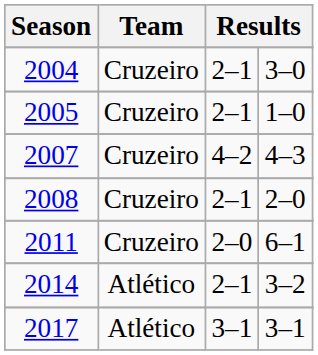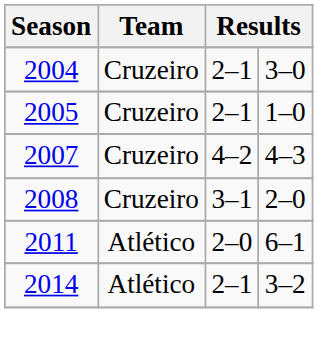(232, 198) 2–1 -> (232, 198) 3–1
(151, 241) Cruzeiro -> (151, 241) Atlético
- row: (51, 328)
